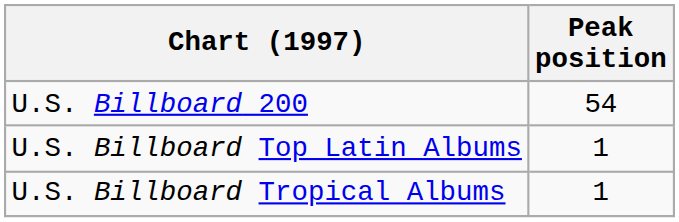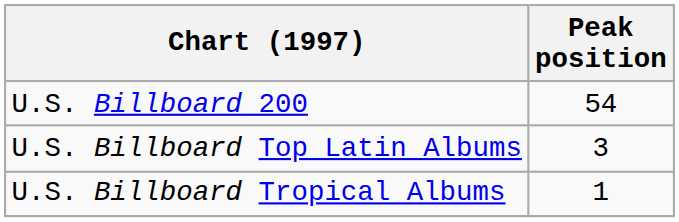(601, 148) 1 -> (601, 148) 3
